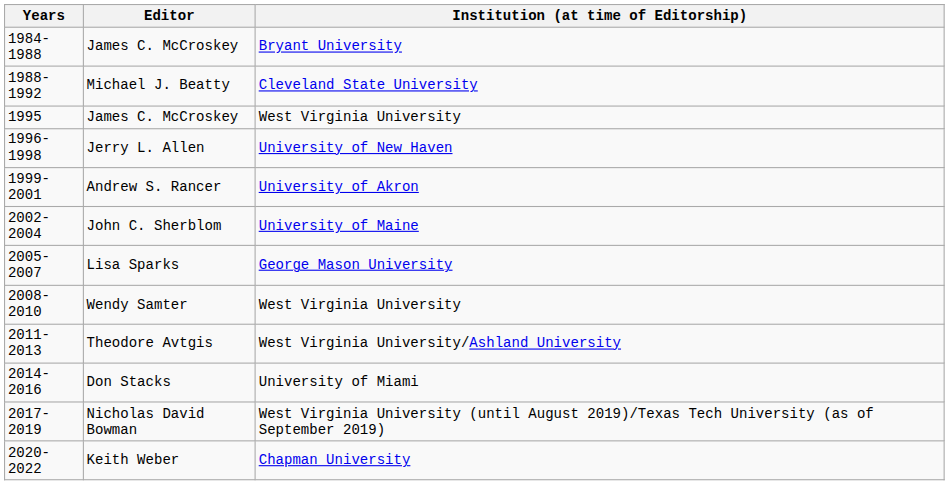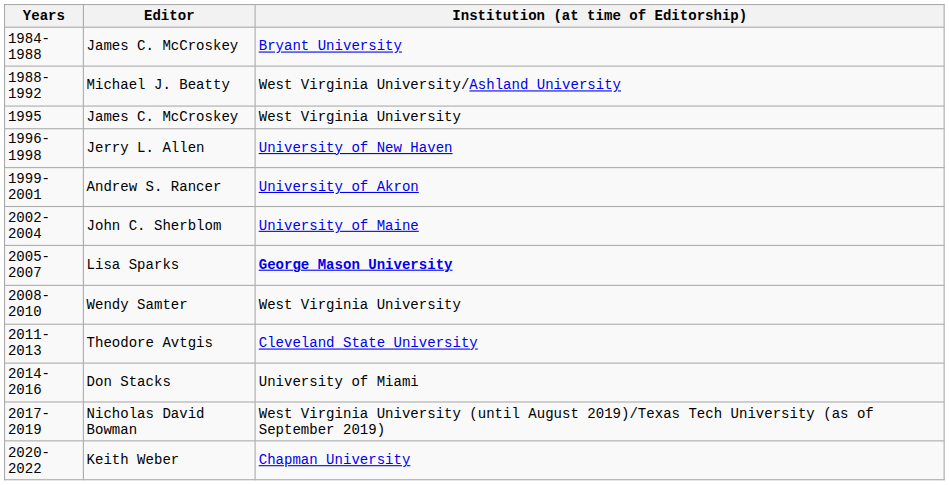(368, 86) Cleveland State University -> (440, 86) West Virginia University/Ashland University
(356, 265) normal -> (356, 265) bold
(440, 343) West Virginia University/Ashland University -> (368, 343) Cleveland State University
